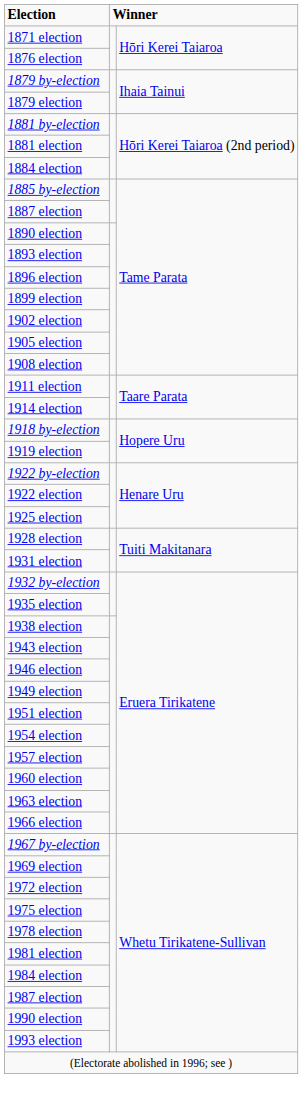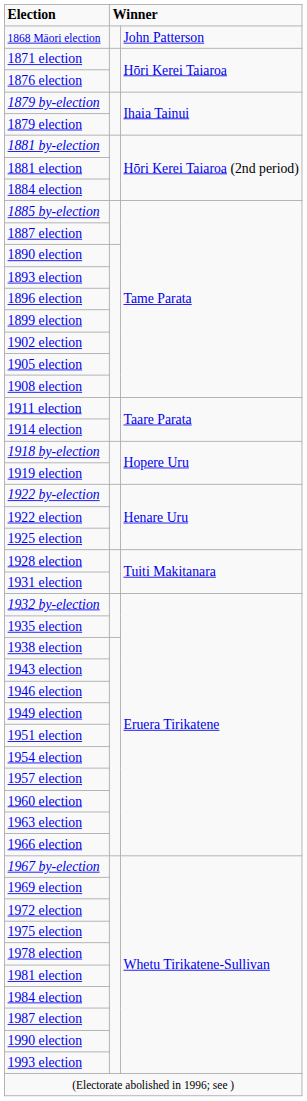+ row: (54, 38)
